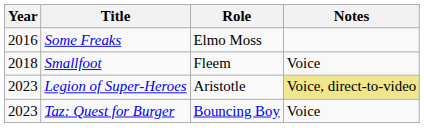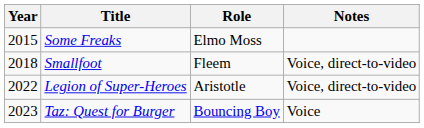(23, 39) 2016 -> (23, 39) 2015
(304, 63) Voice -> (352, 63) Voice, direct-to-video
(23, 87) 2023 -> (23, 87) 2022
(352, 87) khaki background -> (352, 87) no background
